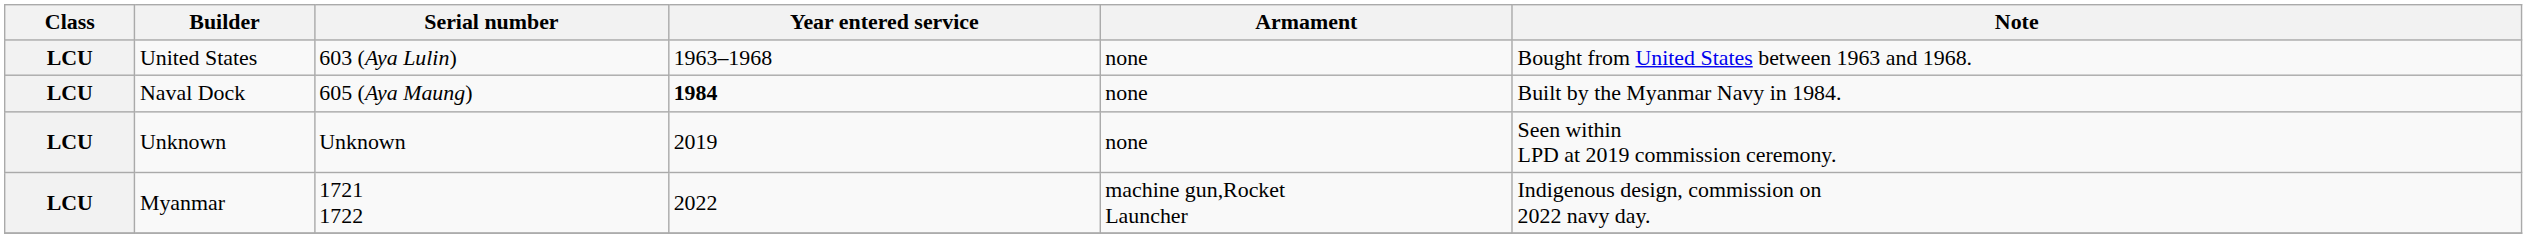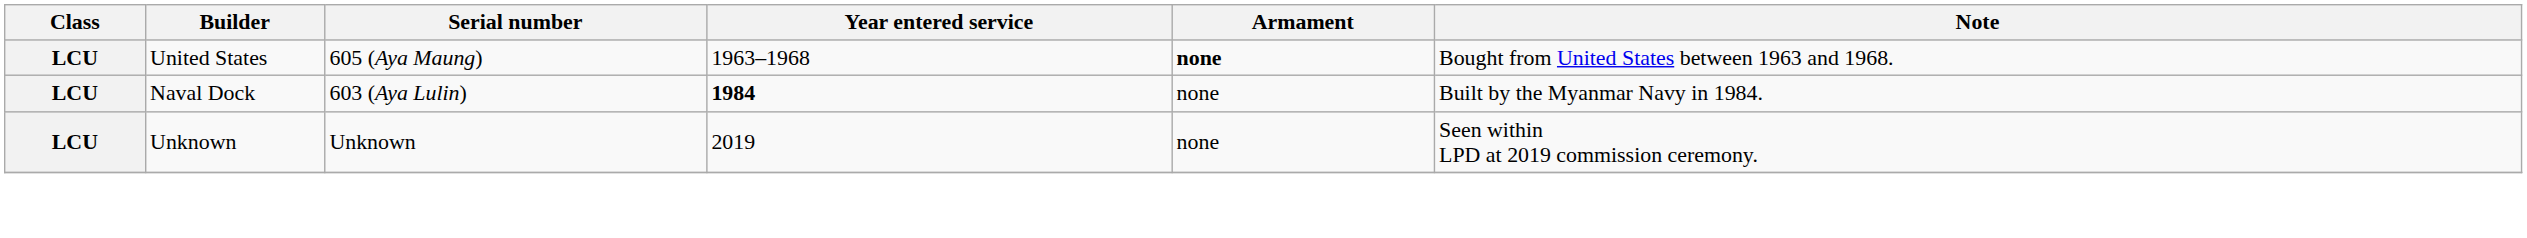(388, 57) 603 (Aya Lulin) -> (406, 57) 605 (Aya Maung)
(1127, 57) normal -> (1199, 57) bold
(396, 92) 605 (Aya Maung) -> (398, 92) 603 (Aya Lulin)
- row: (183, 201)
